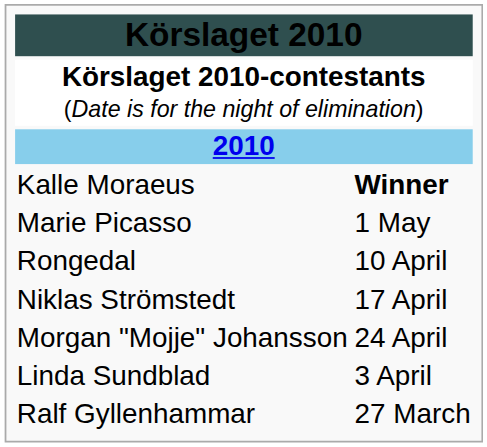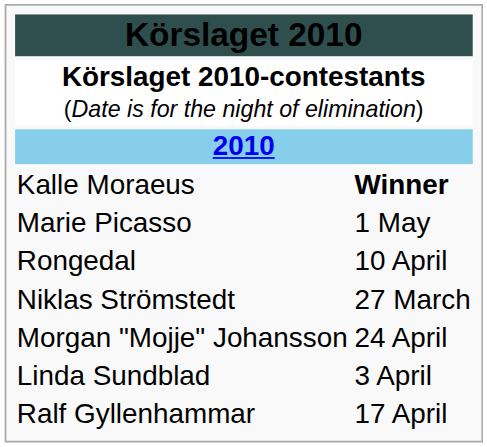(401, 299) 17 April -> (413, 299) 27 March
(413, 414) 27 March -> (401, 414) 17 April
